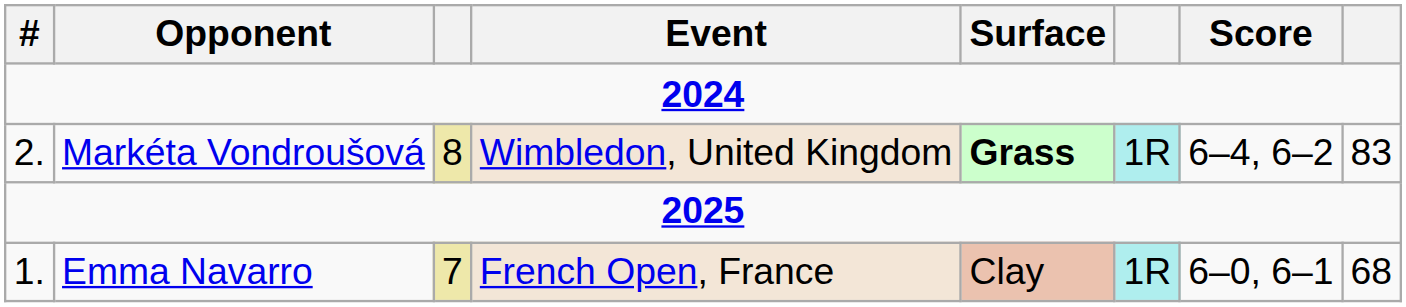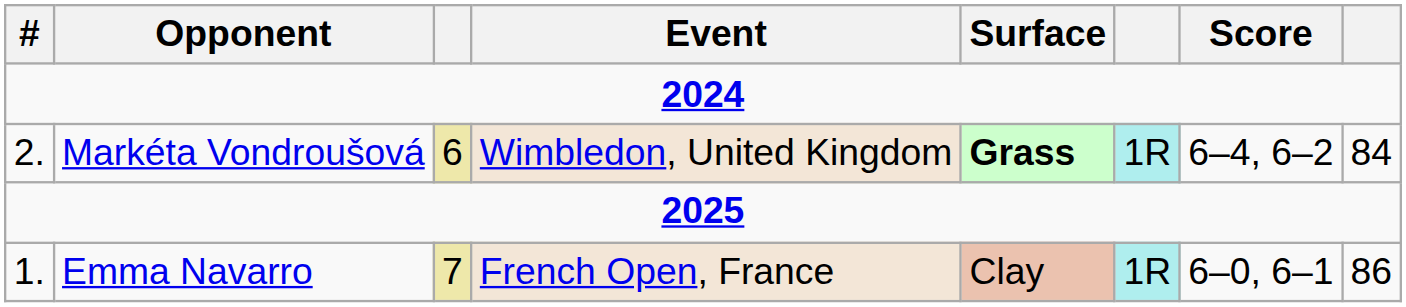(452, 152) 8 -> (452, 152) 6
(1371, 152) 83 -> (1371, 152) 84
(1371, 270) 68 -> (1371, 270) 86
